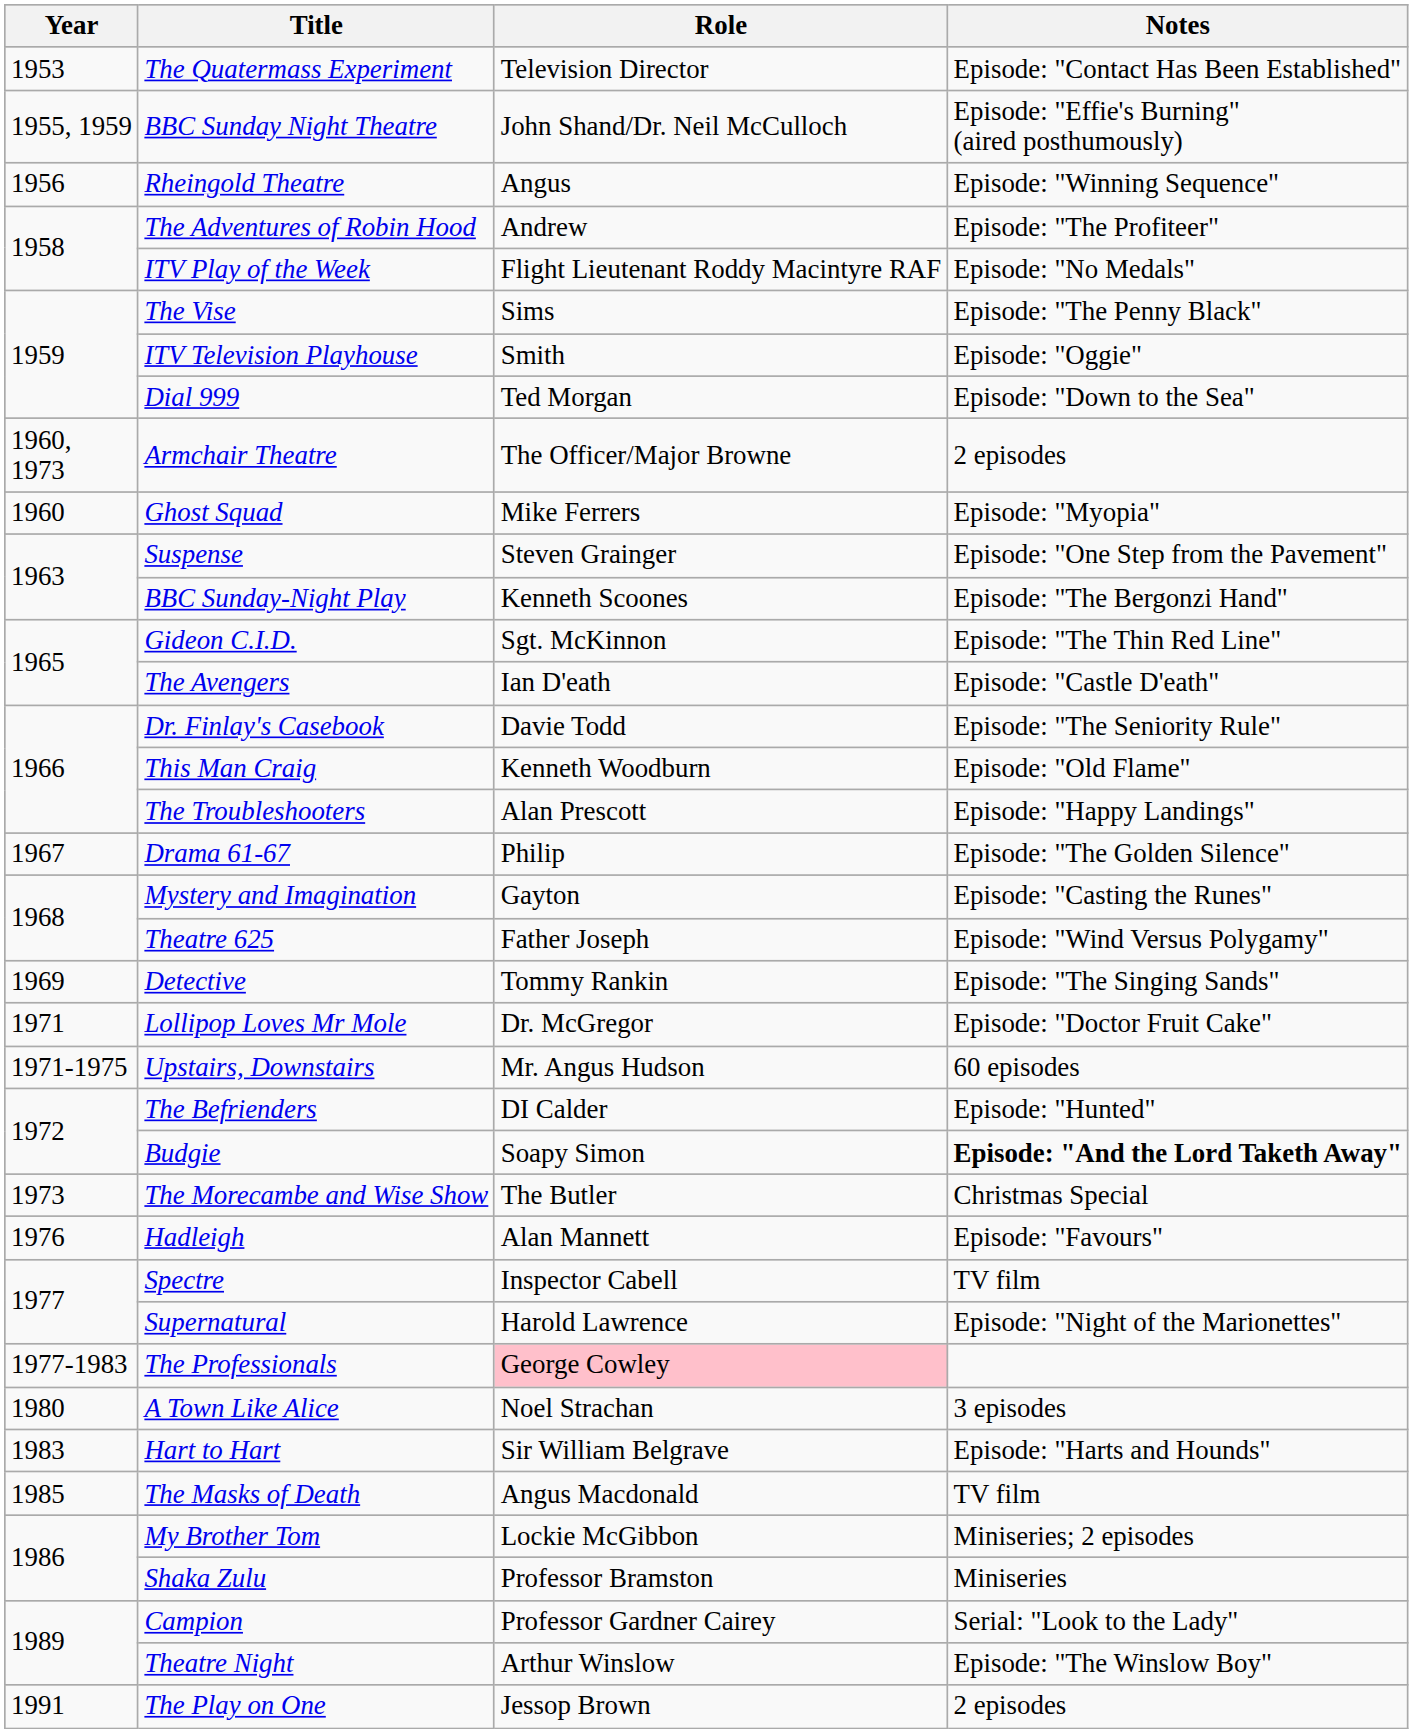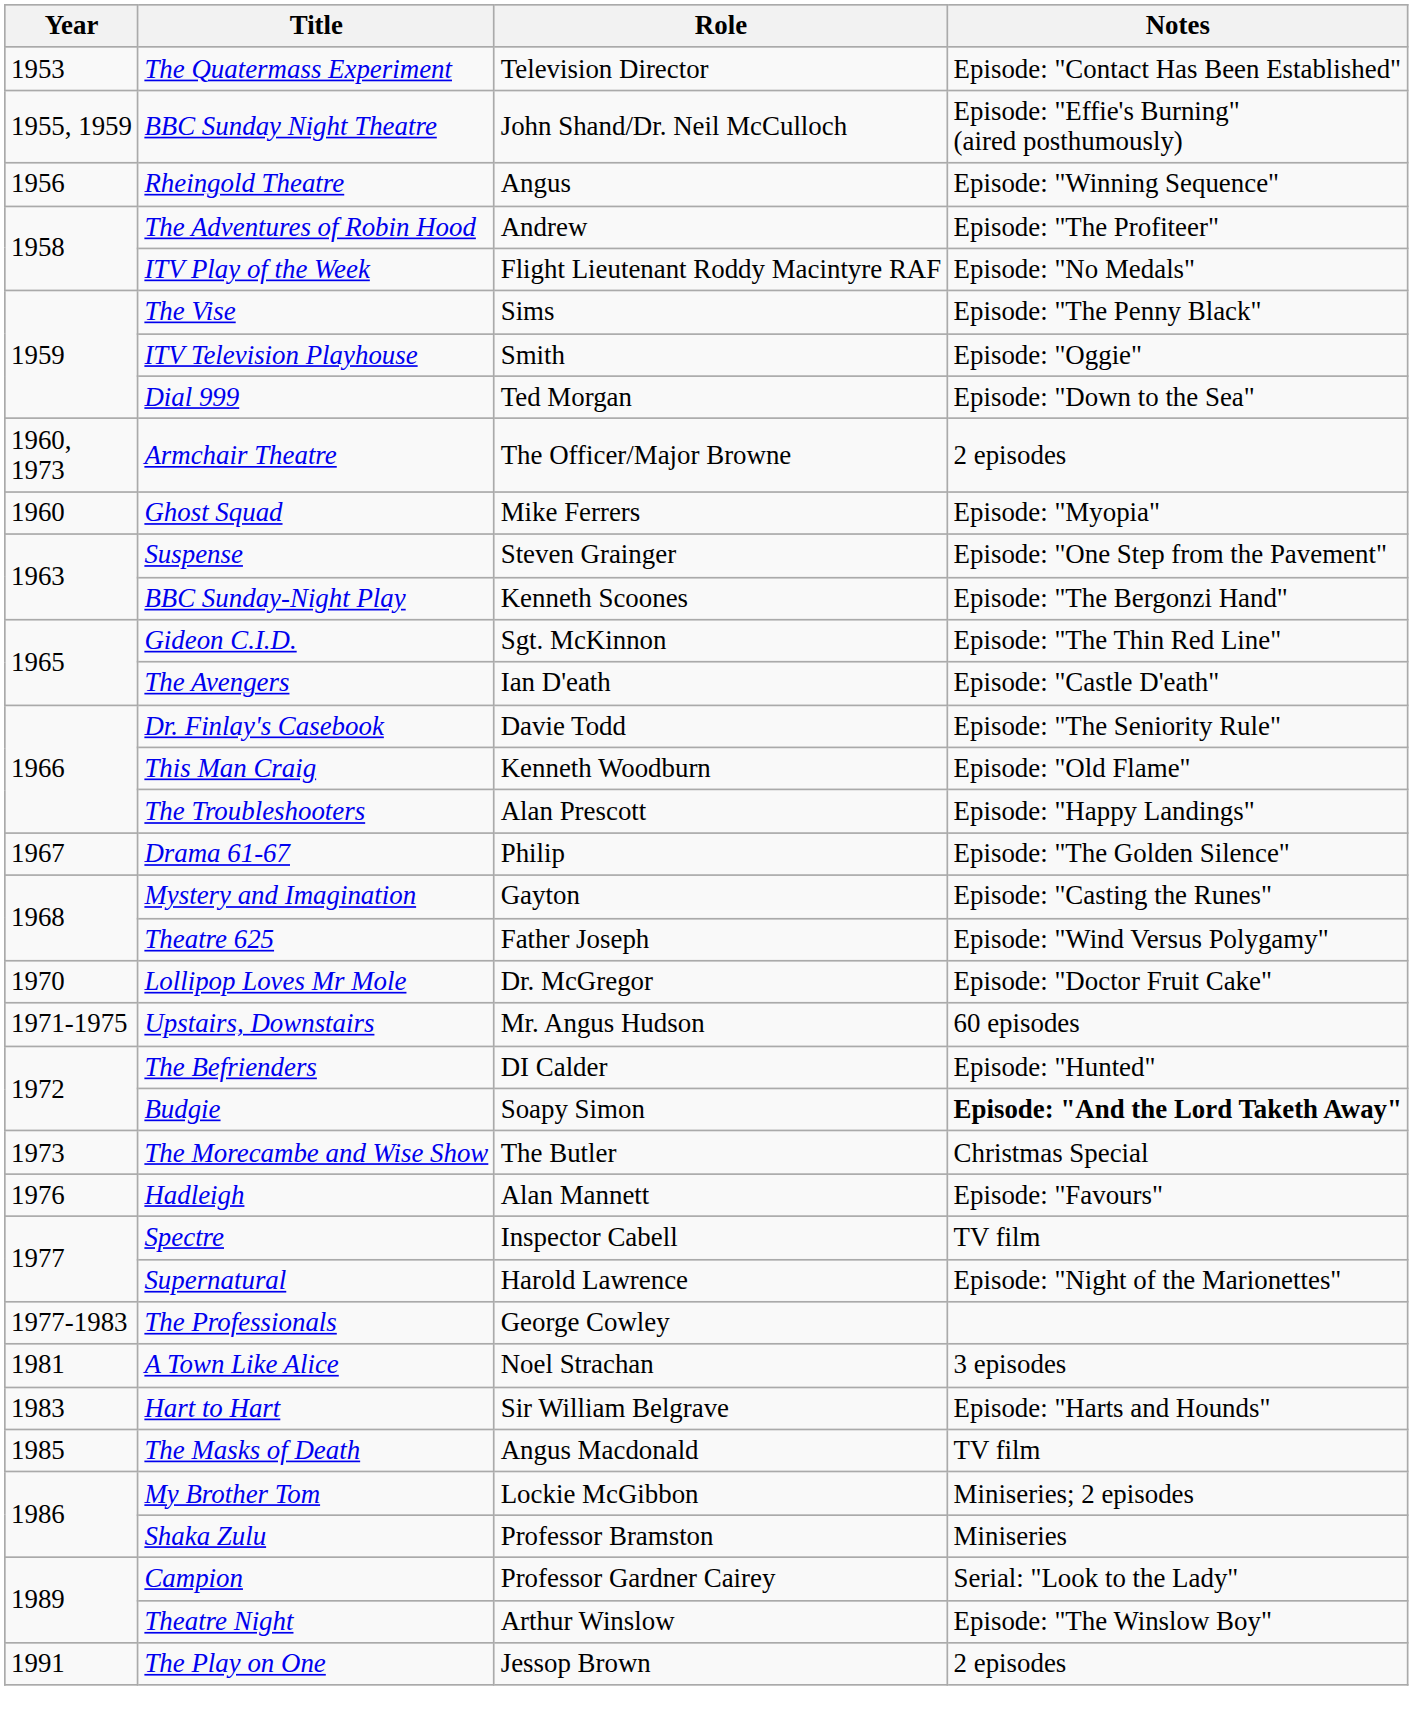- row: (195, 981)
(38, 1024) 1971 -> (38, 981) 1970
(585, 1365) pink background -> (585, 1322) no background
(38, 1407) 1980 -> (38, 1365) 1981
